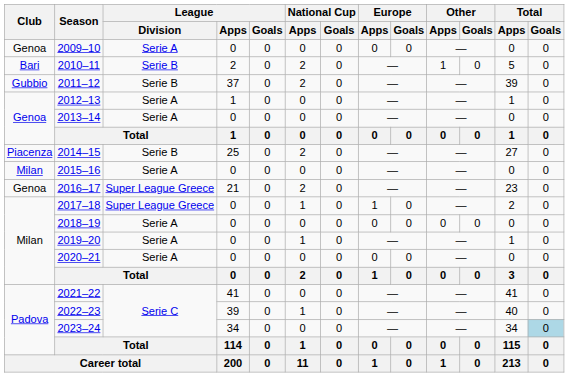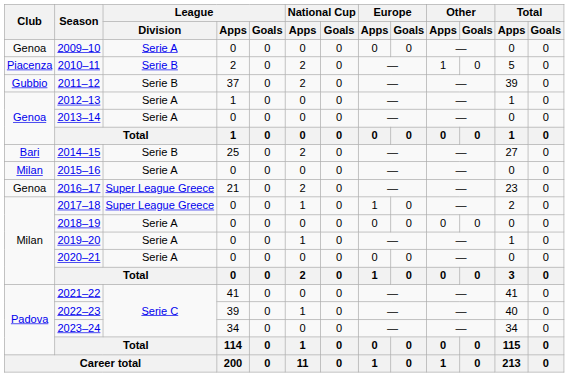(30, 65) Bari -> (30, 65) Piacenza
(30, 153) Piacenza -> (30, 153) Bari
(546, 328) lightblue background -> (546, 328) no background
